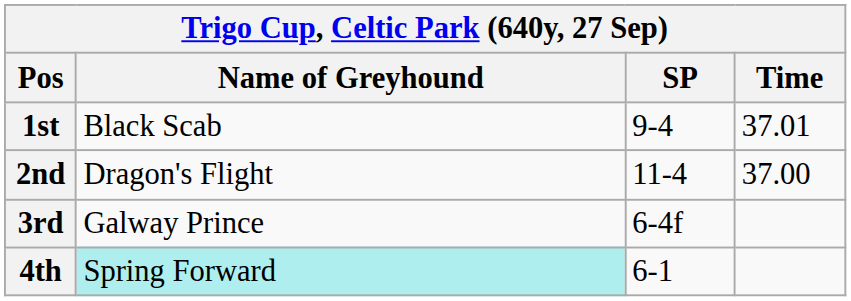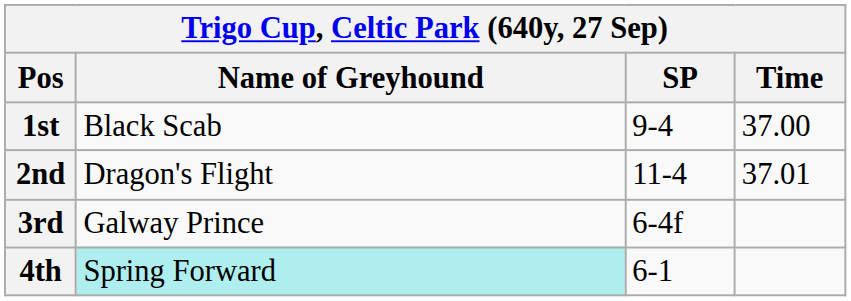(776, 125) 37.01 -> (776, 125) 37.00
(776, 174) 37.00 -> (776, 174) 37.01
